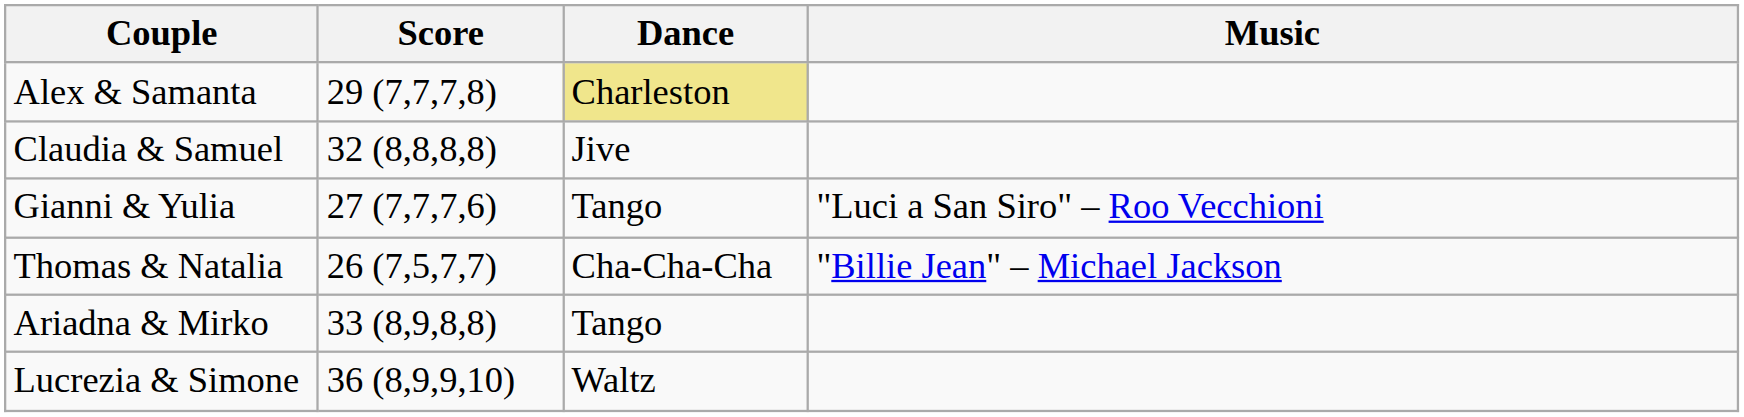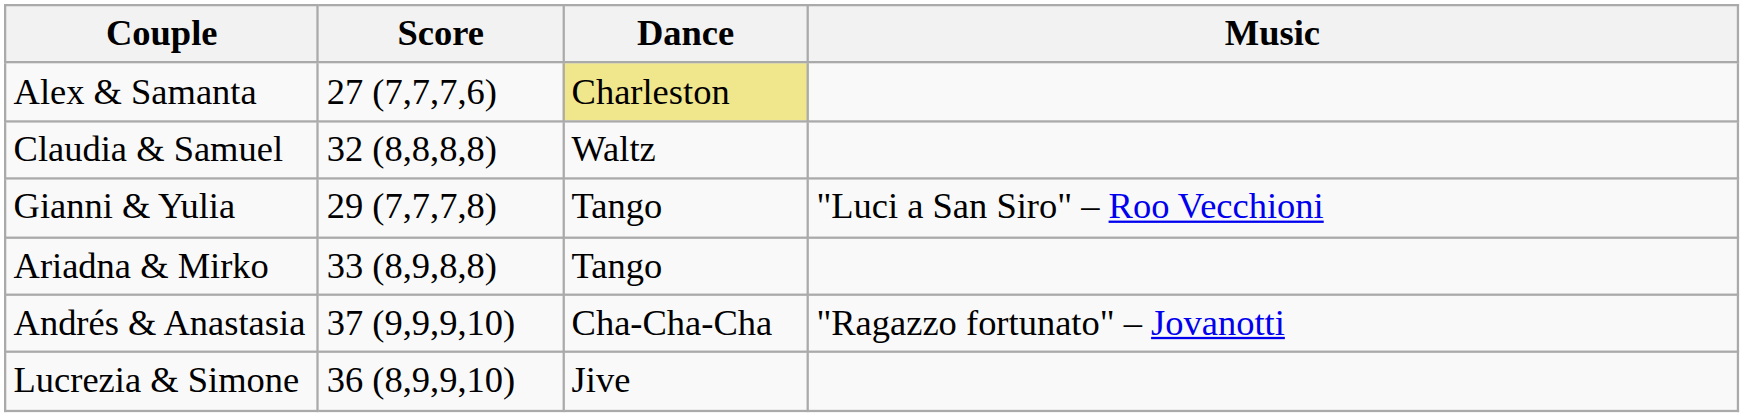(412, 91) 29 (7,7,7,8) -> (412, 91) 27 (7,7,7,6)
(601, 149) Jive -> (614, 149) Waltz
(412, 206) 27 (7,7,7,6) -> (412, 206) 29 (7,7,7,8)
- row: (148, 264)
+ row: (159, 322)
(614, 380) Waltz -> (601, 380) Jive
